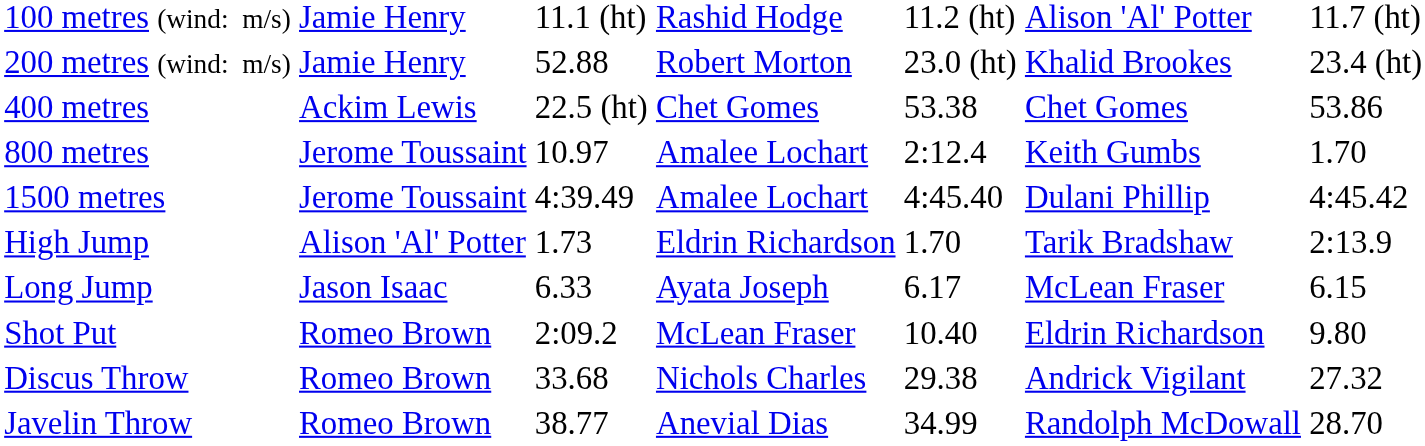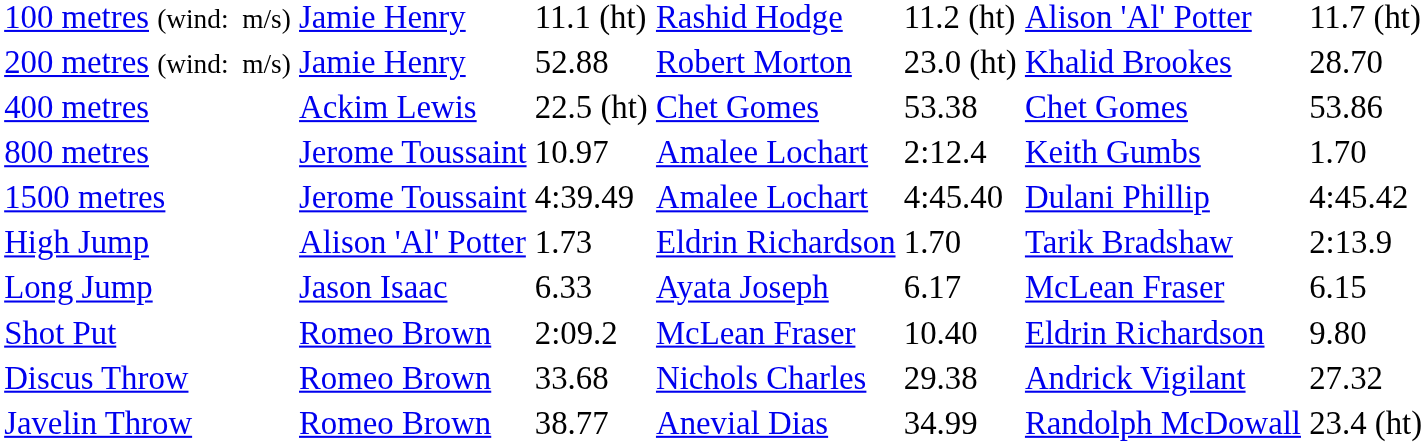(1366, 62) 23.4 (ht) -> (1346, 62) 28.70
(1346, 422) 28.70 -> (1366, 422) 23.4 (ht)
